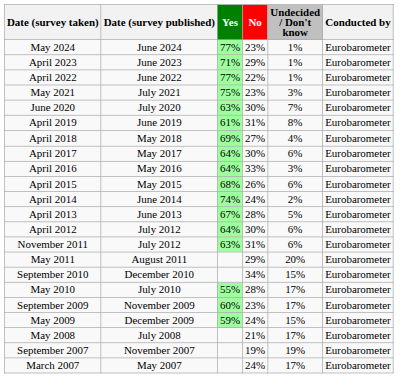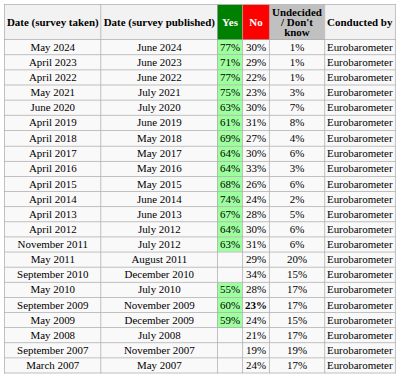(255, 47) 23% -> (256, 47) 30%
(255, 305) normal -> (256, 305) bold
